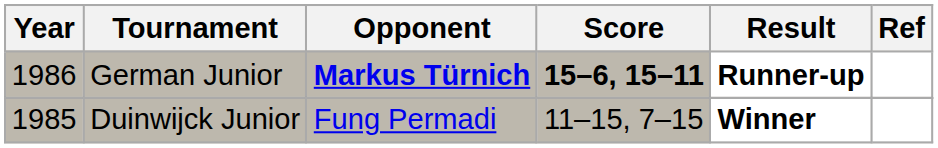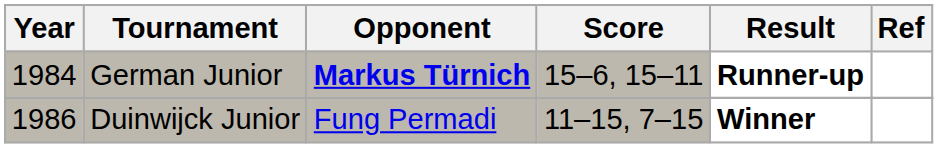(44, 74) 1986 -> (44, 74) 1984
(624, 74) bold -> (624, 74) normal
(44, 120) 1985 -> (44, 120) 1986
